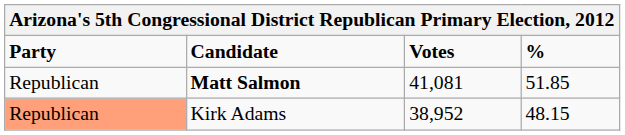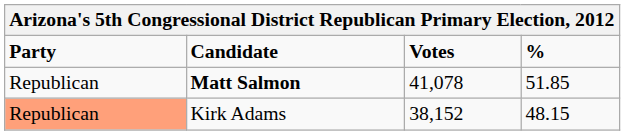(436, 82) 41,081 -> (436, 82) 41,078
(436, 113) 38,952 -> (436, 113) 38,152
